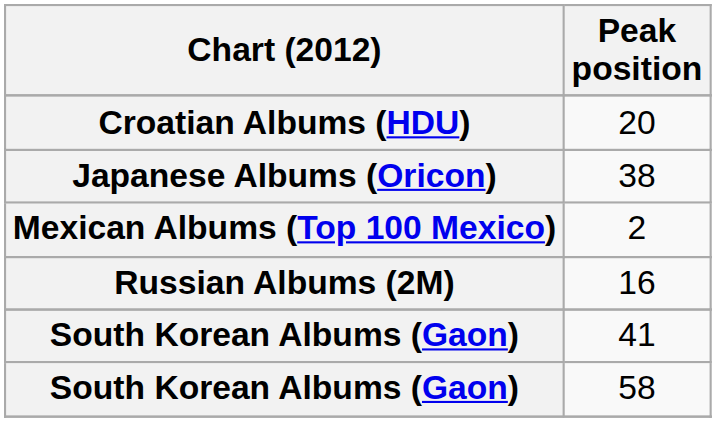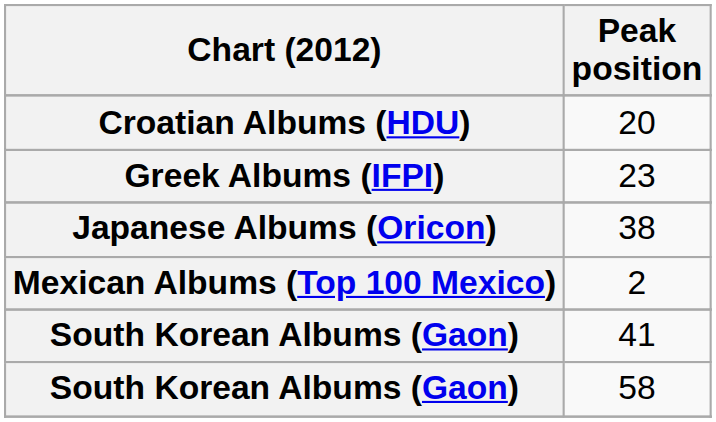+ row: (637, 175)
- row: (637, 282)
